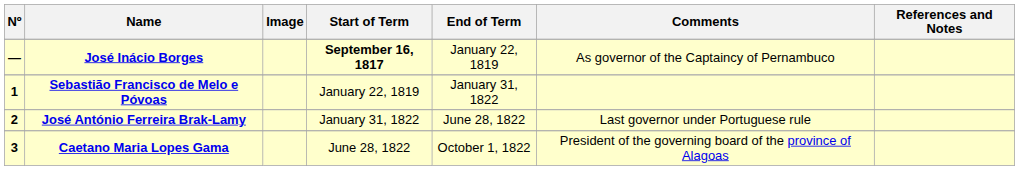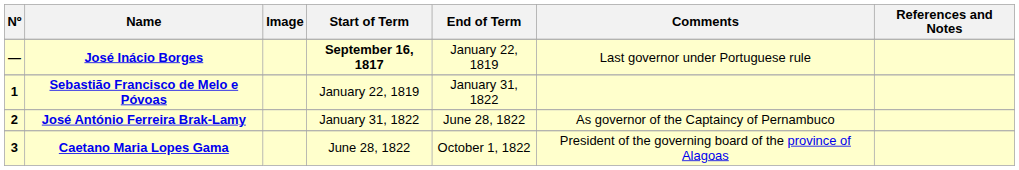(705, 57) As governor of the Captaincy of Pernambuco -> (705, 57) Last governor under Portuguese rule
(705, 120) Last governor under Portuguese rule -> (705, 120) As governor of the Captaincy of Pernambuco
